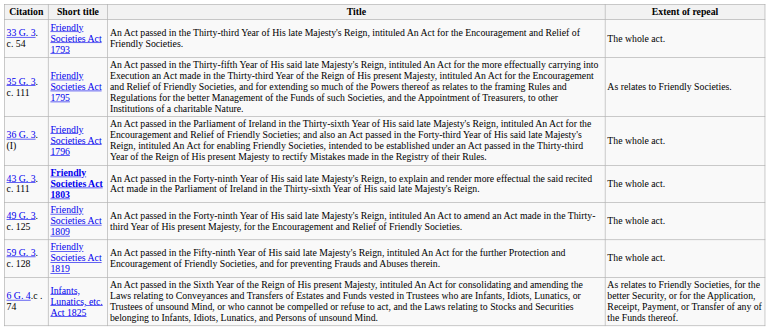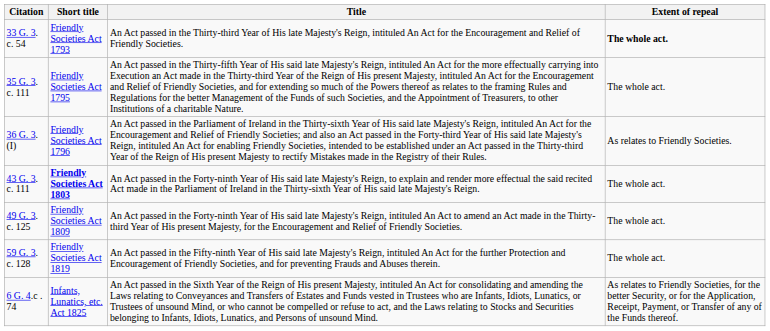(636, 38) normal -> (638, 38) bold
(670, 87) As relates to Friendly Societies. -> (636, 87) The whole act.
(636, 141) The whole act. -> (670, 141) As relates to Friendly Societies.
